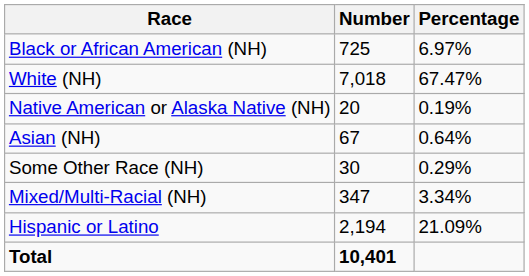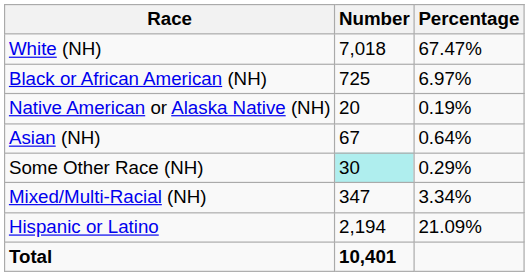rows swapped: (55, 78) <-> (138, 49)
(349, 167) no background -> (349, 167) paleturquoise background
